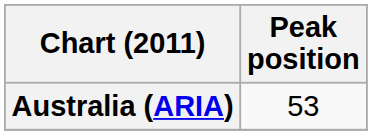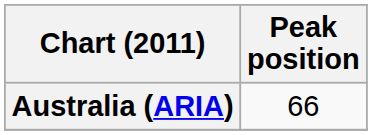(303, 105) 53 -> (303, 105) 66
